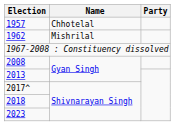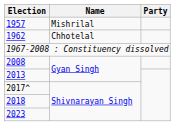(73, 24) Chhotelal -> (73, 24) Mishrilal
(73, 37) Mishrilal -> (73, 37) Chhotelal
